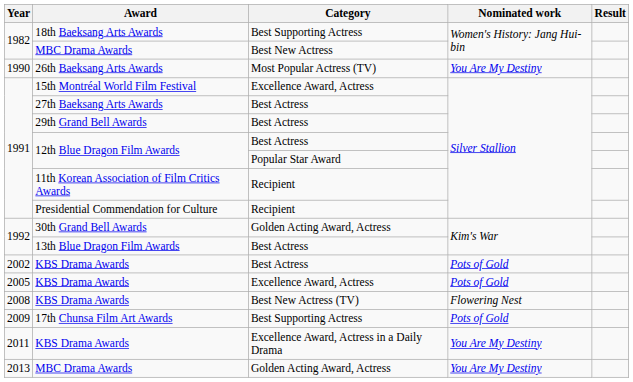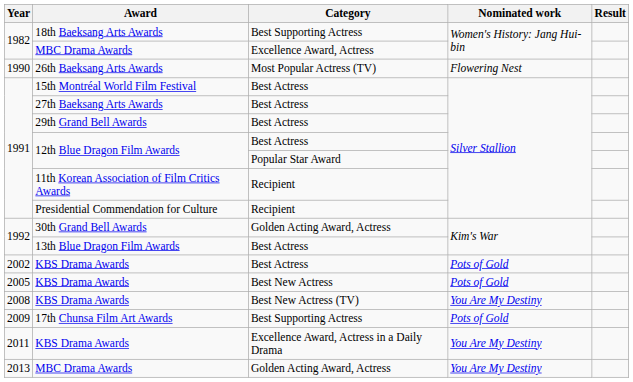(292, 50) Best New Actress -> (312, 50) Excellence Award, Actress
(496, 68) You Are My Destiny -> (486, 68) Flowering Nest
(312, 86) Excellence Award, Actress -> (280, 86) Best Actress
(312, 282) Excellence Award, Actress -> (292, 282) Best New Actress
(486, 300) Flowering Nest -> (496, 300) You Are My Destiny
